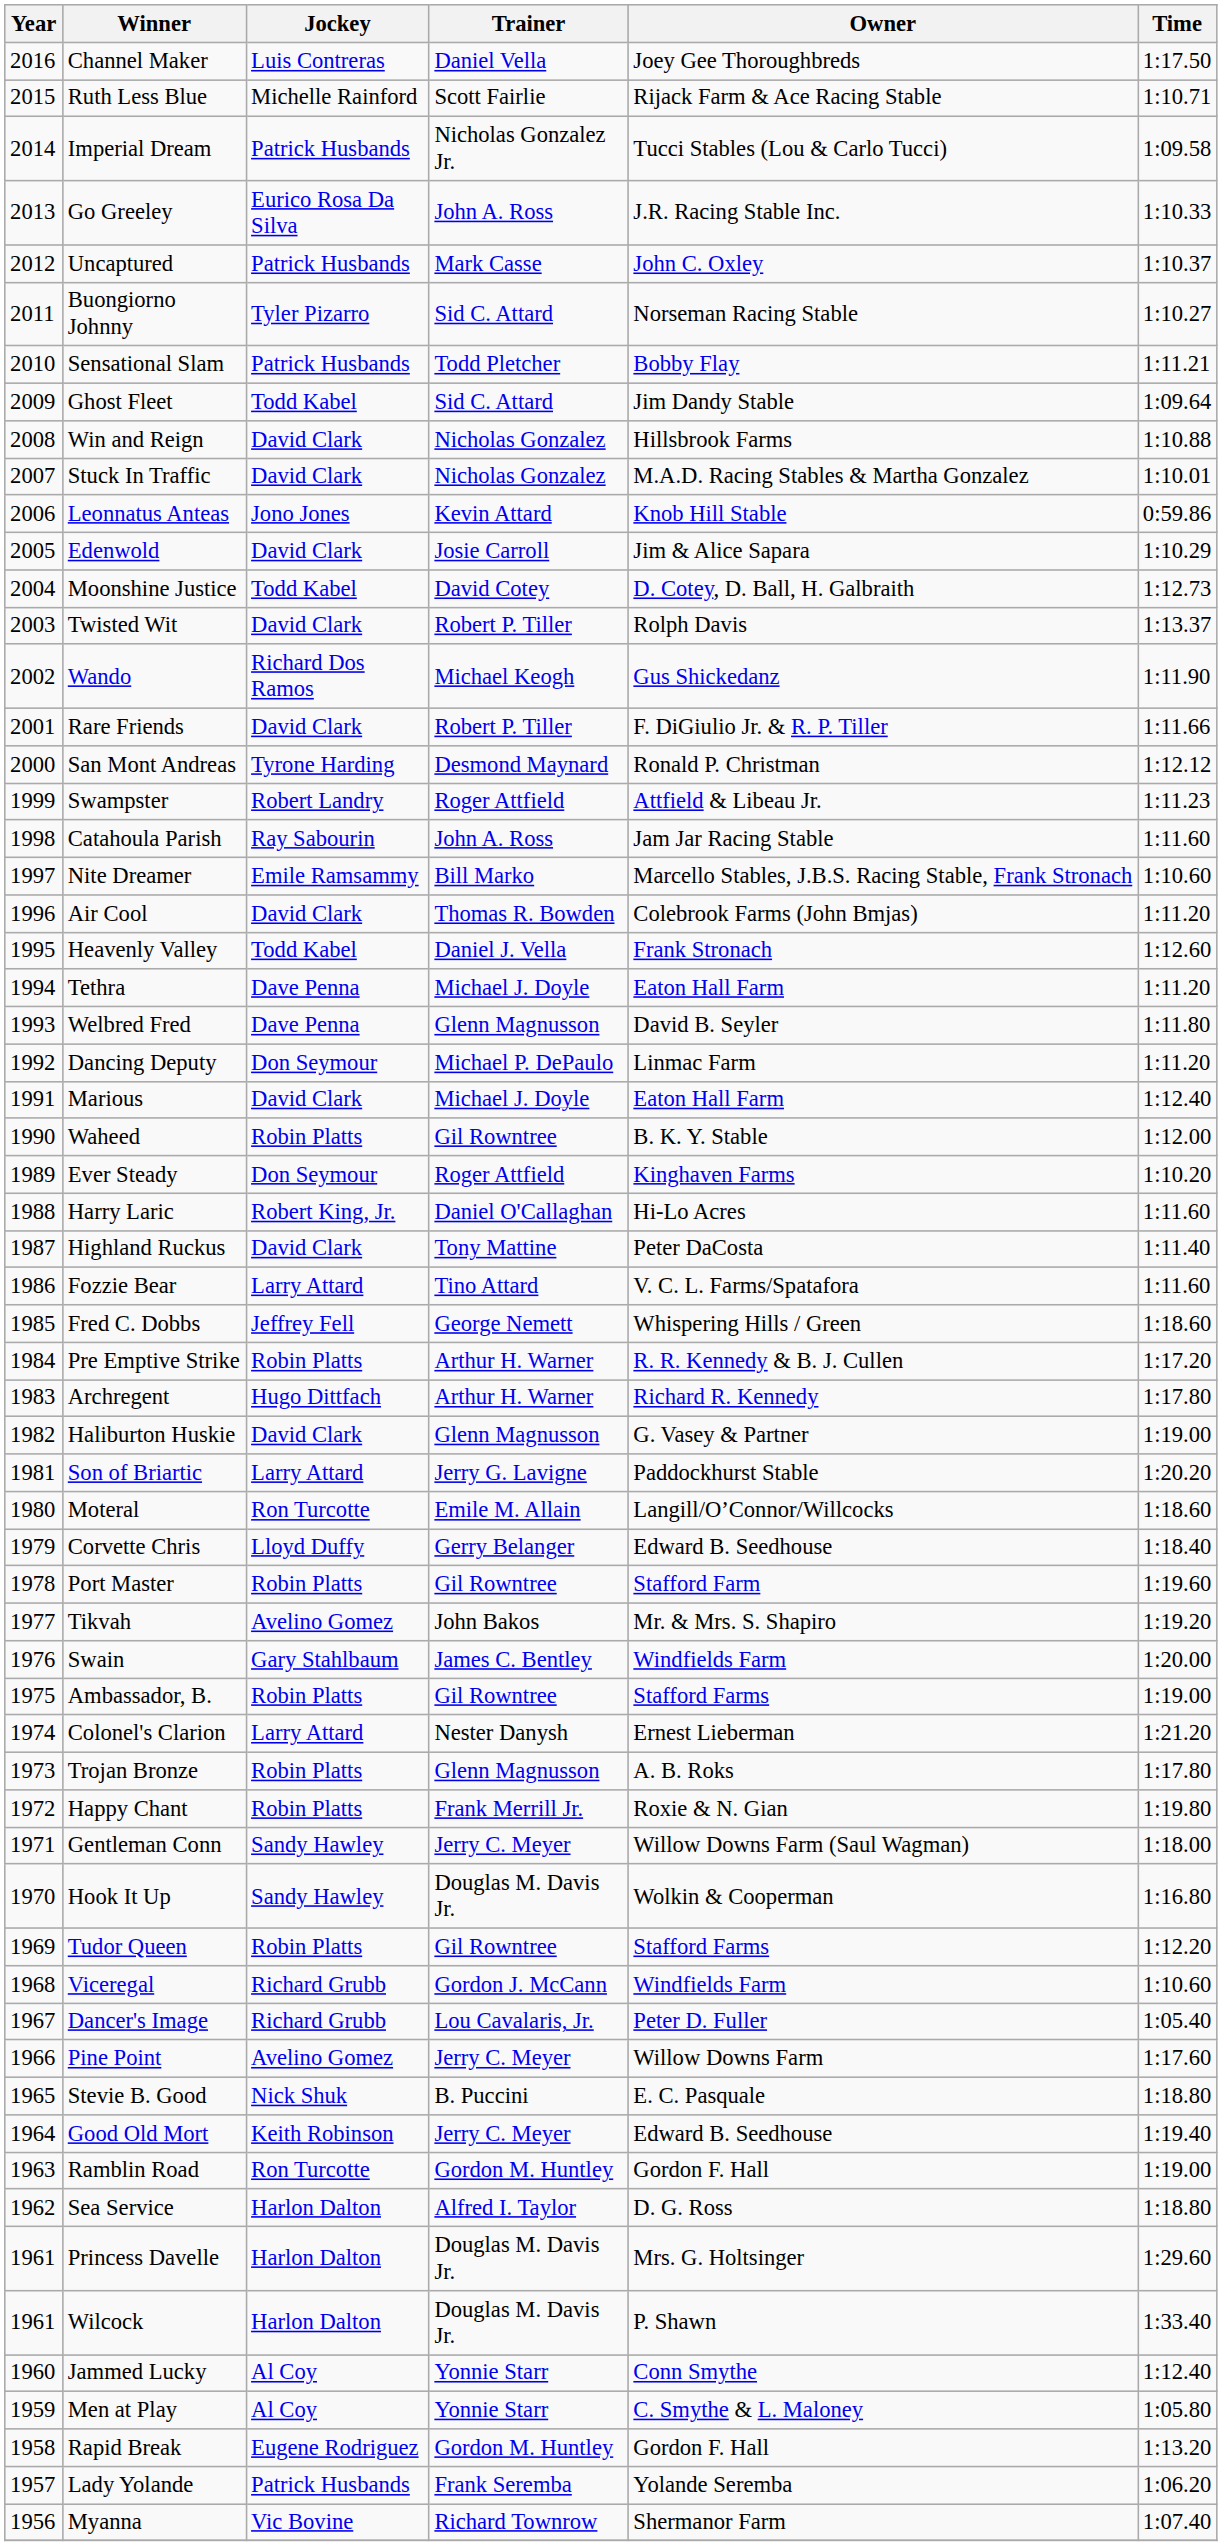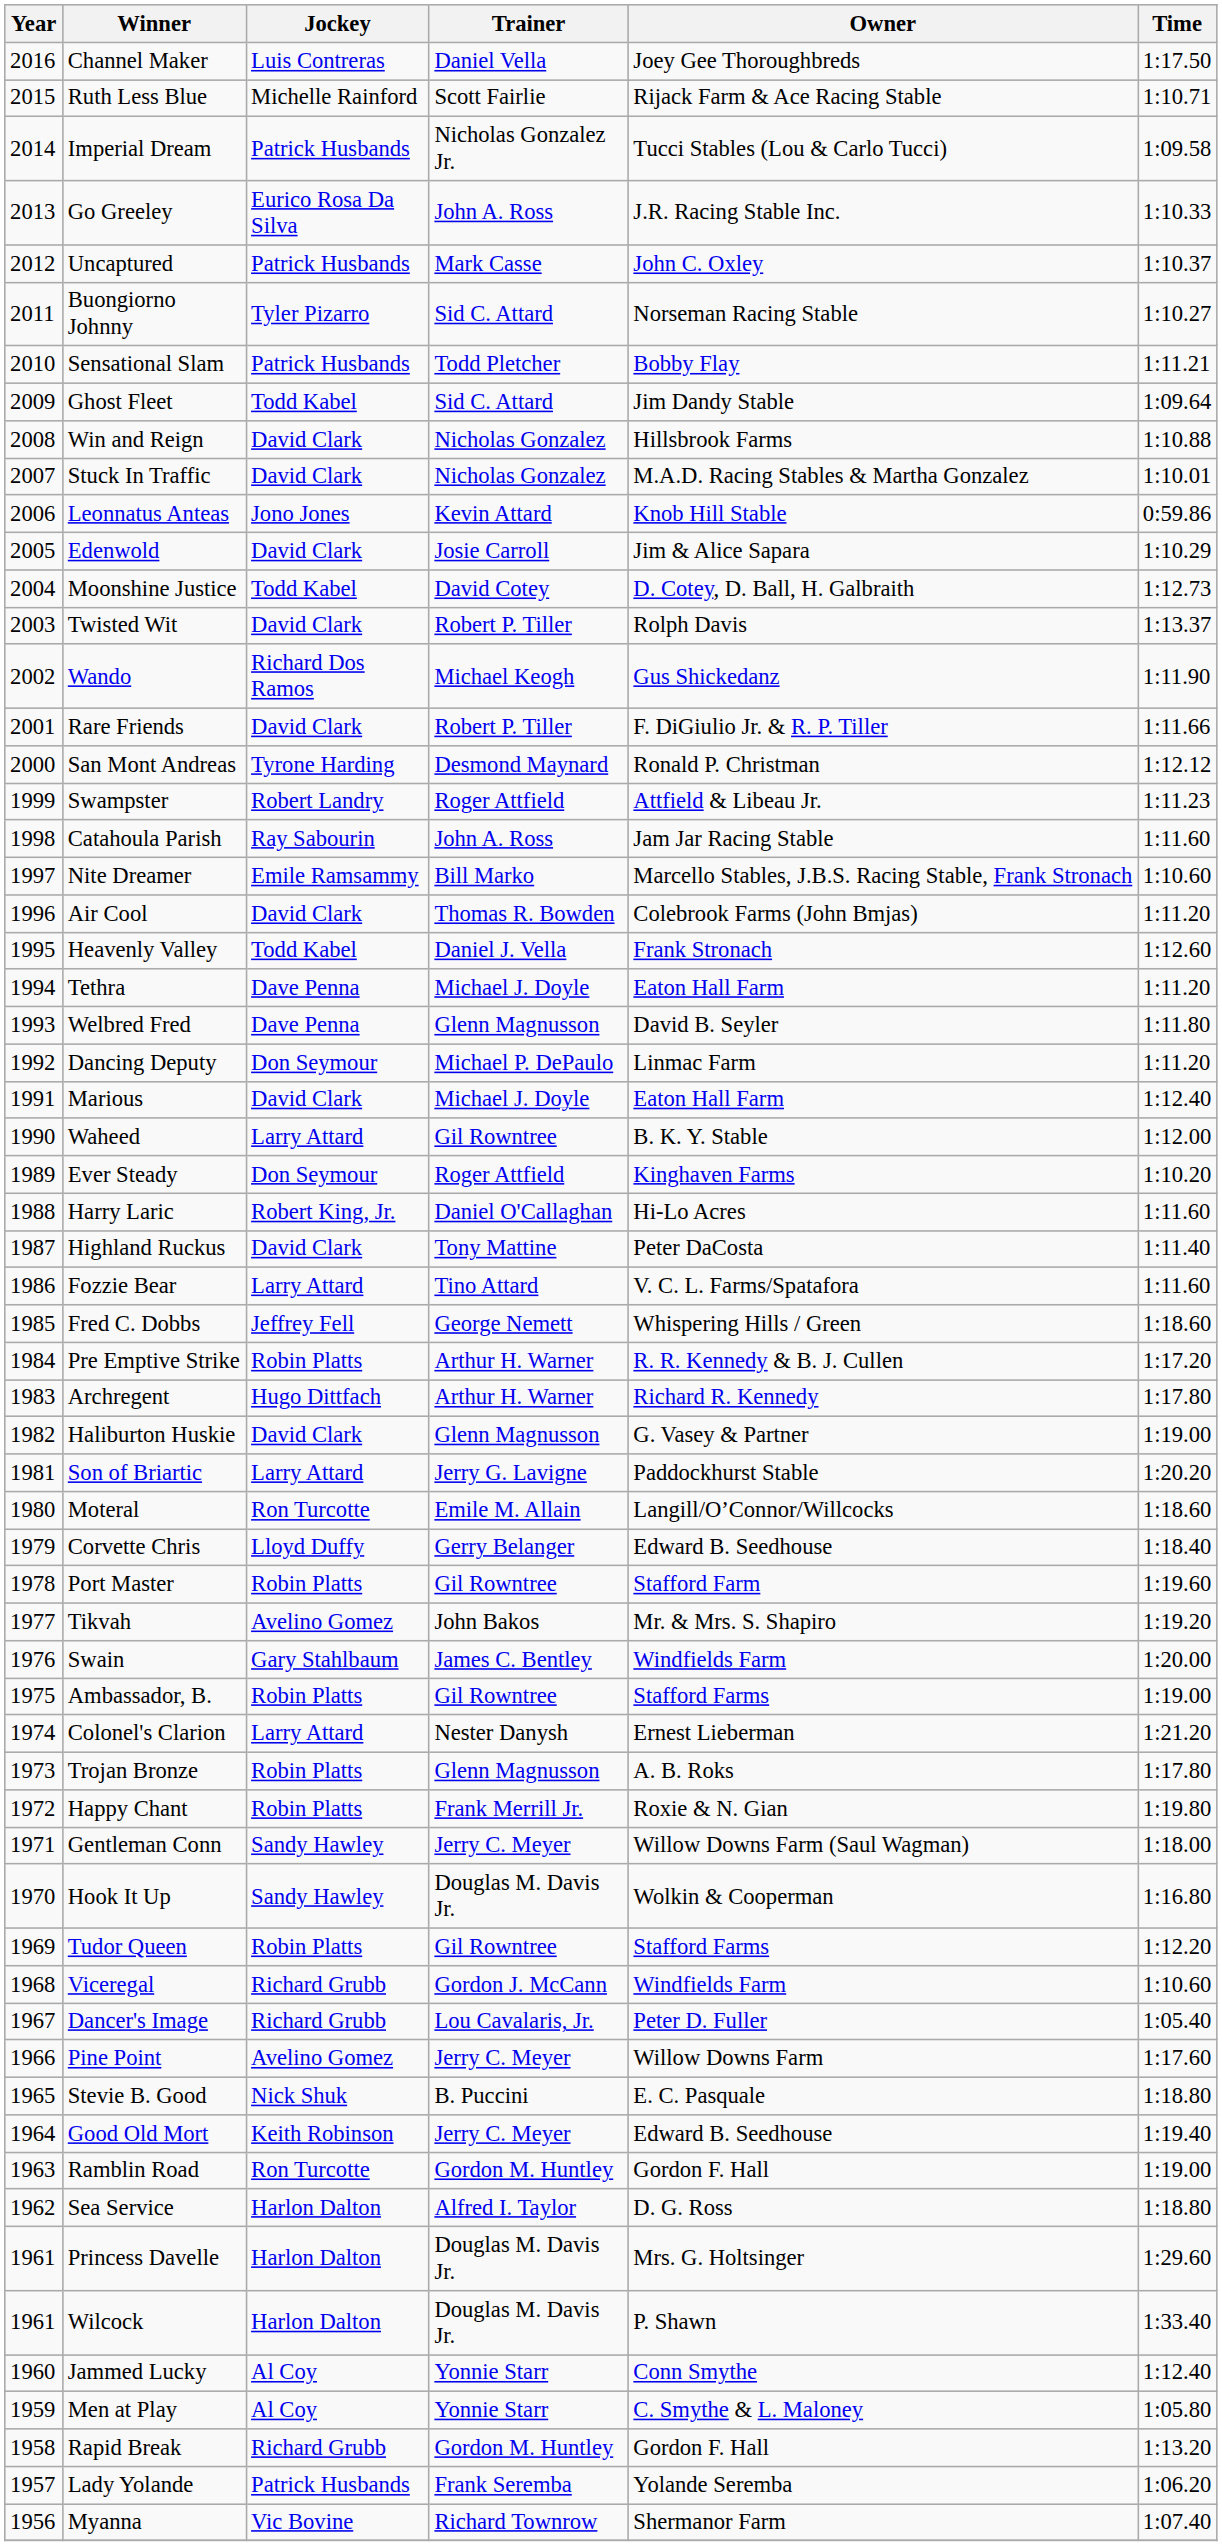(307, 1137) Robin Platts -> (307, 1137) Larry Attard
(335, 2447) Eugene Rodriguez -> (319, 2447) Richard Grubb
